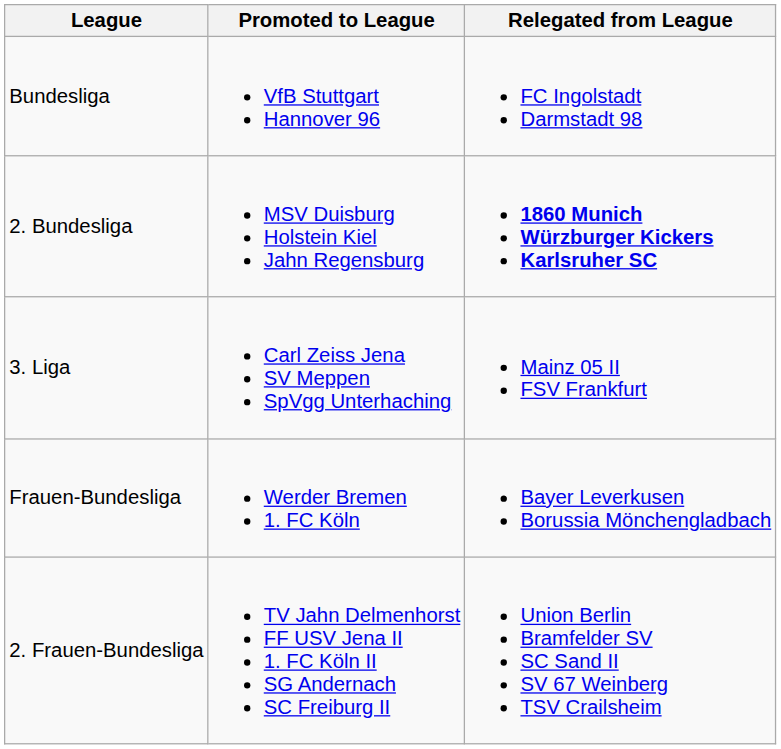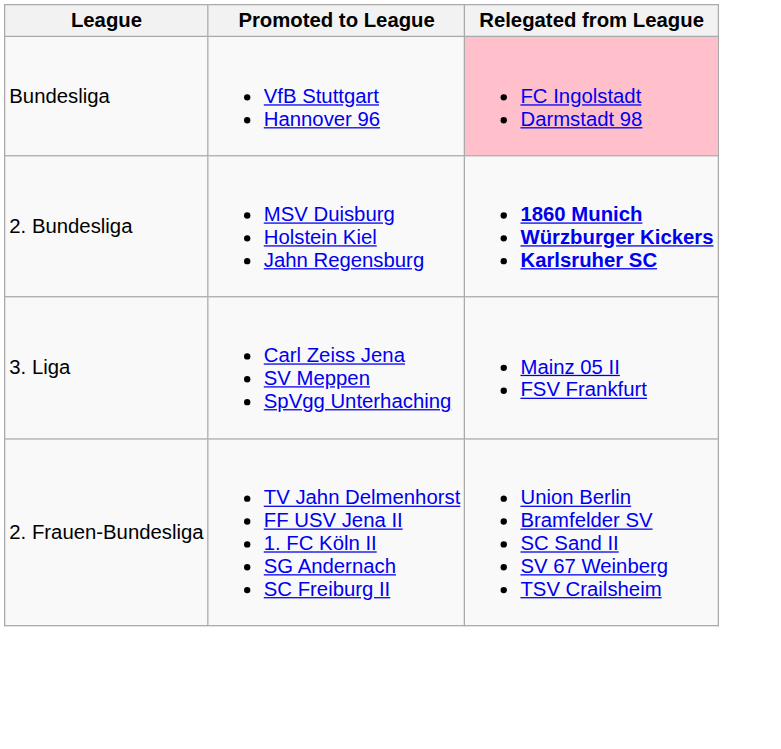(620, 108) no background -> (592, 108) pink background
- row: (95, 497)
